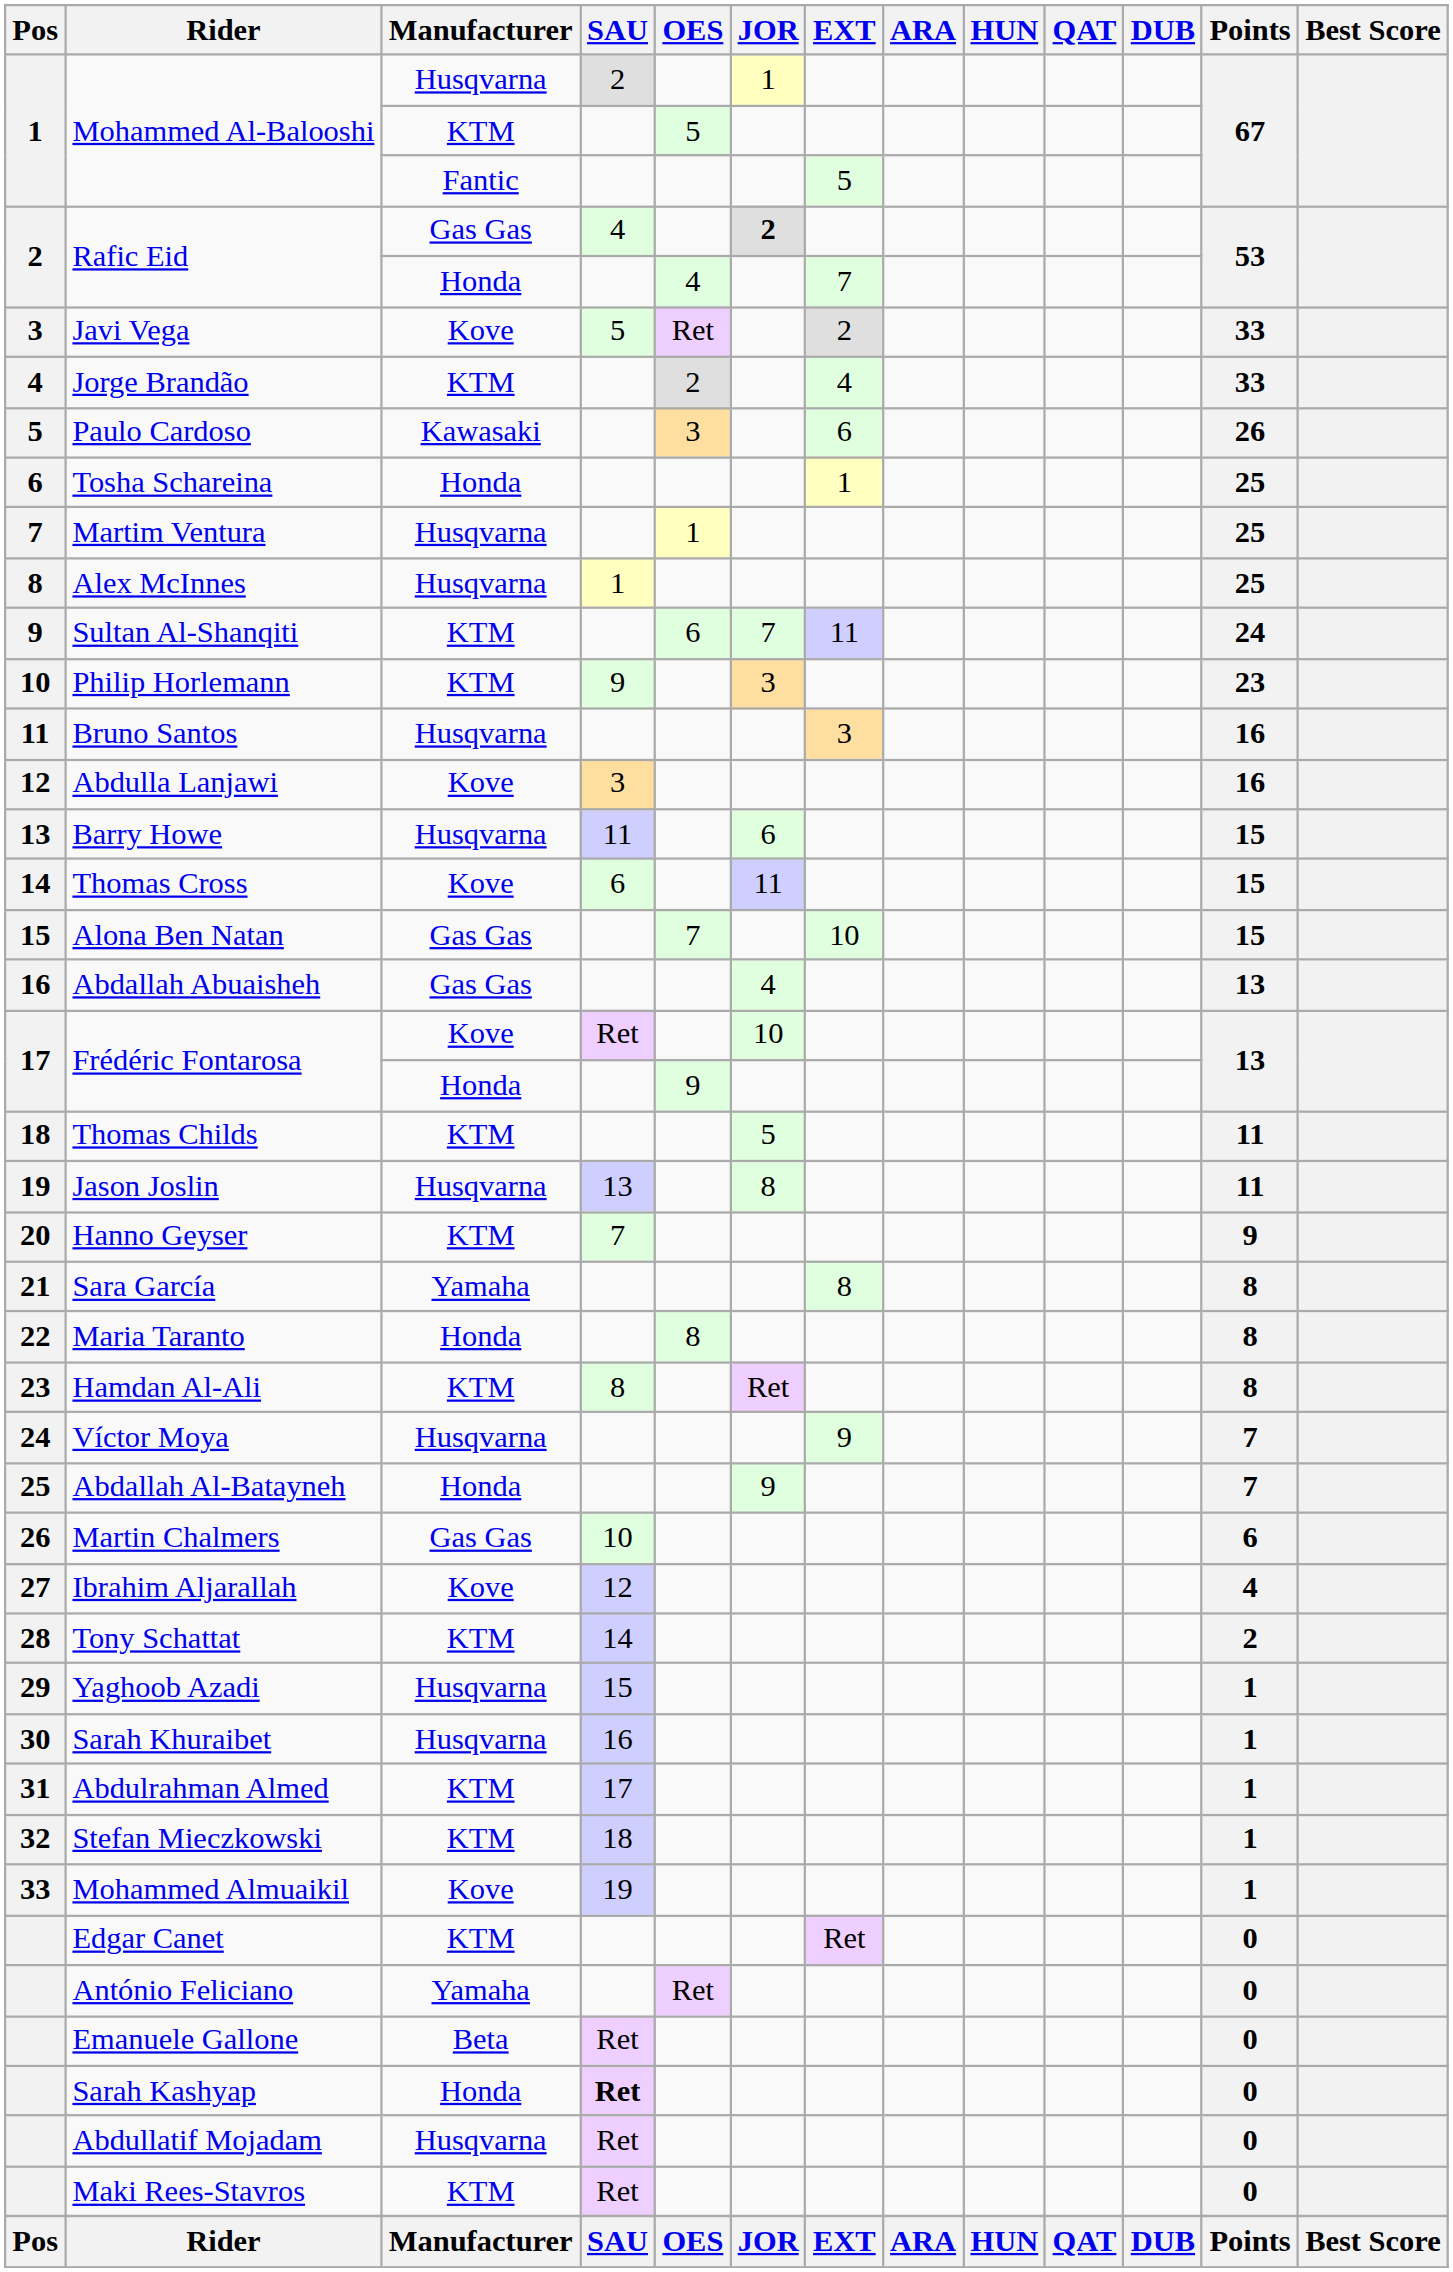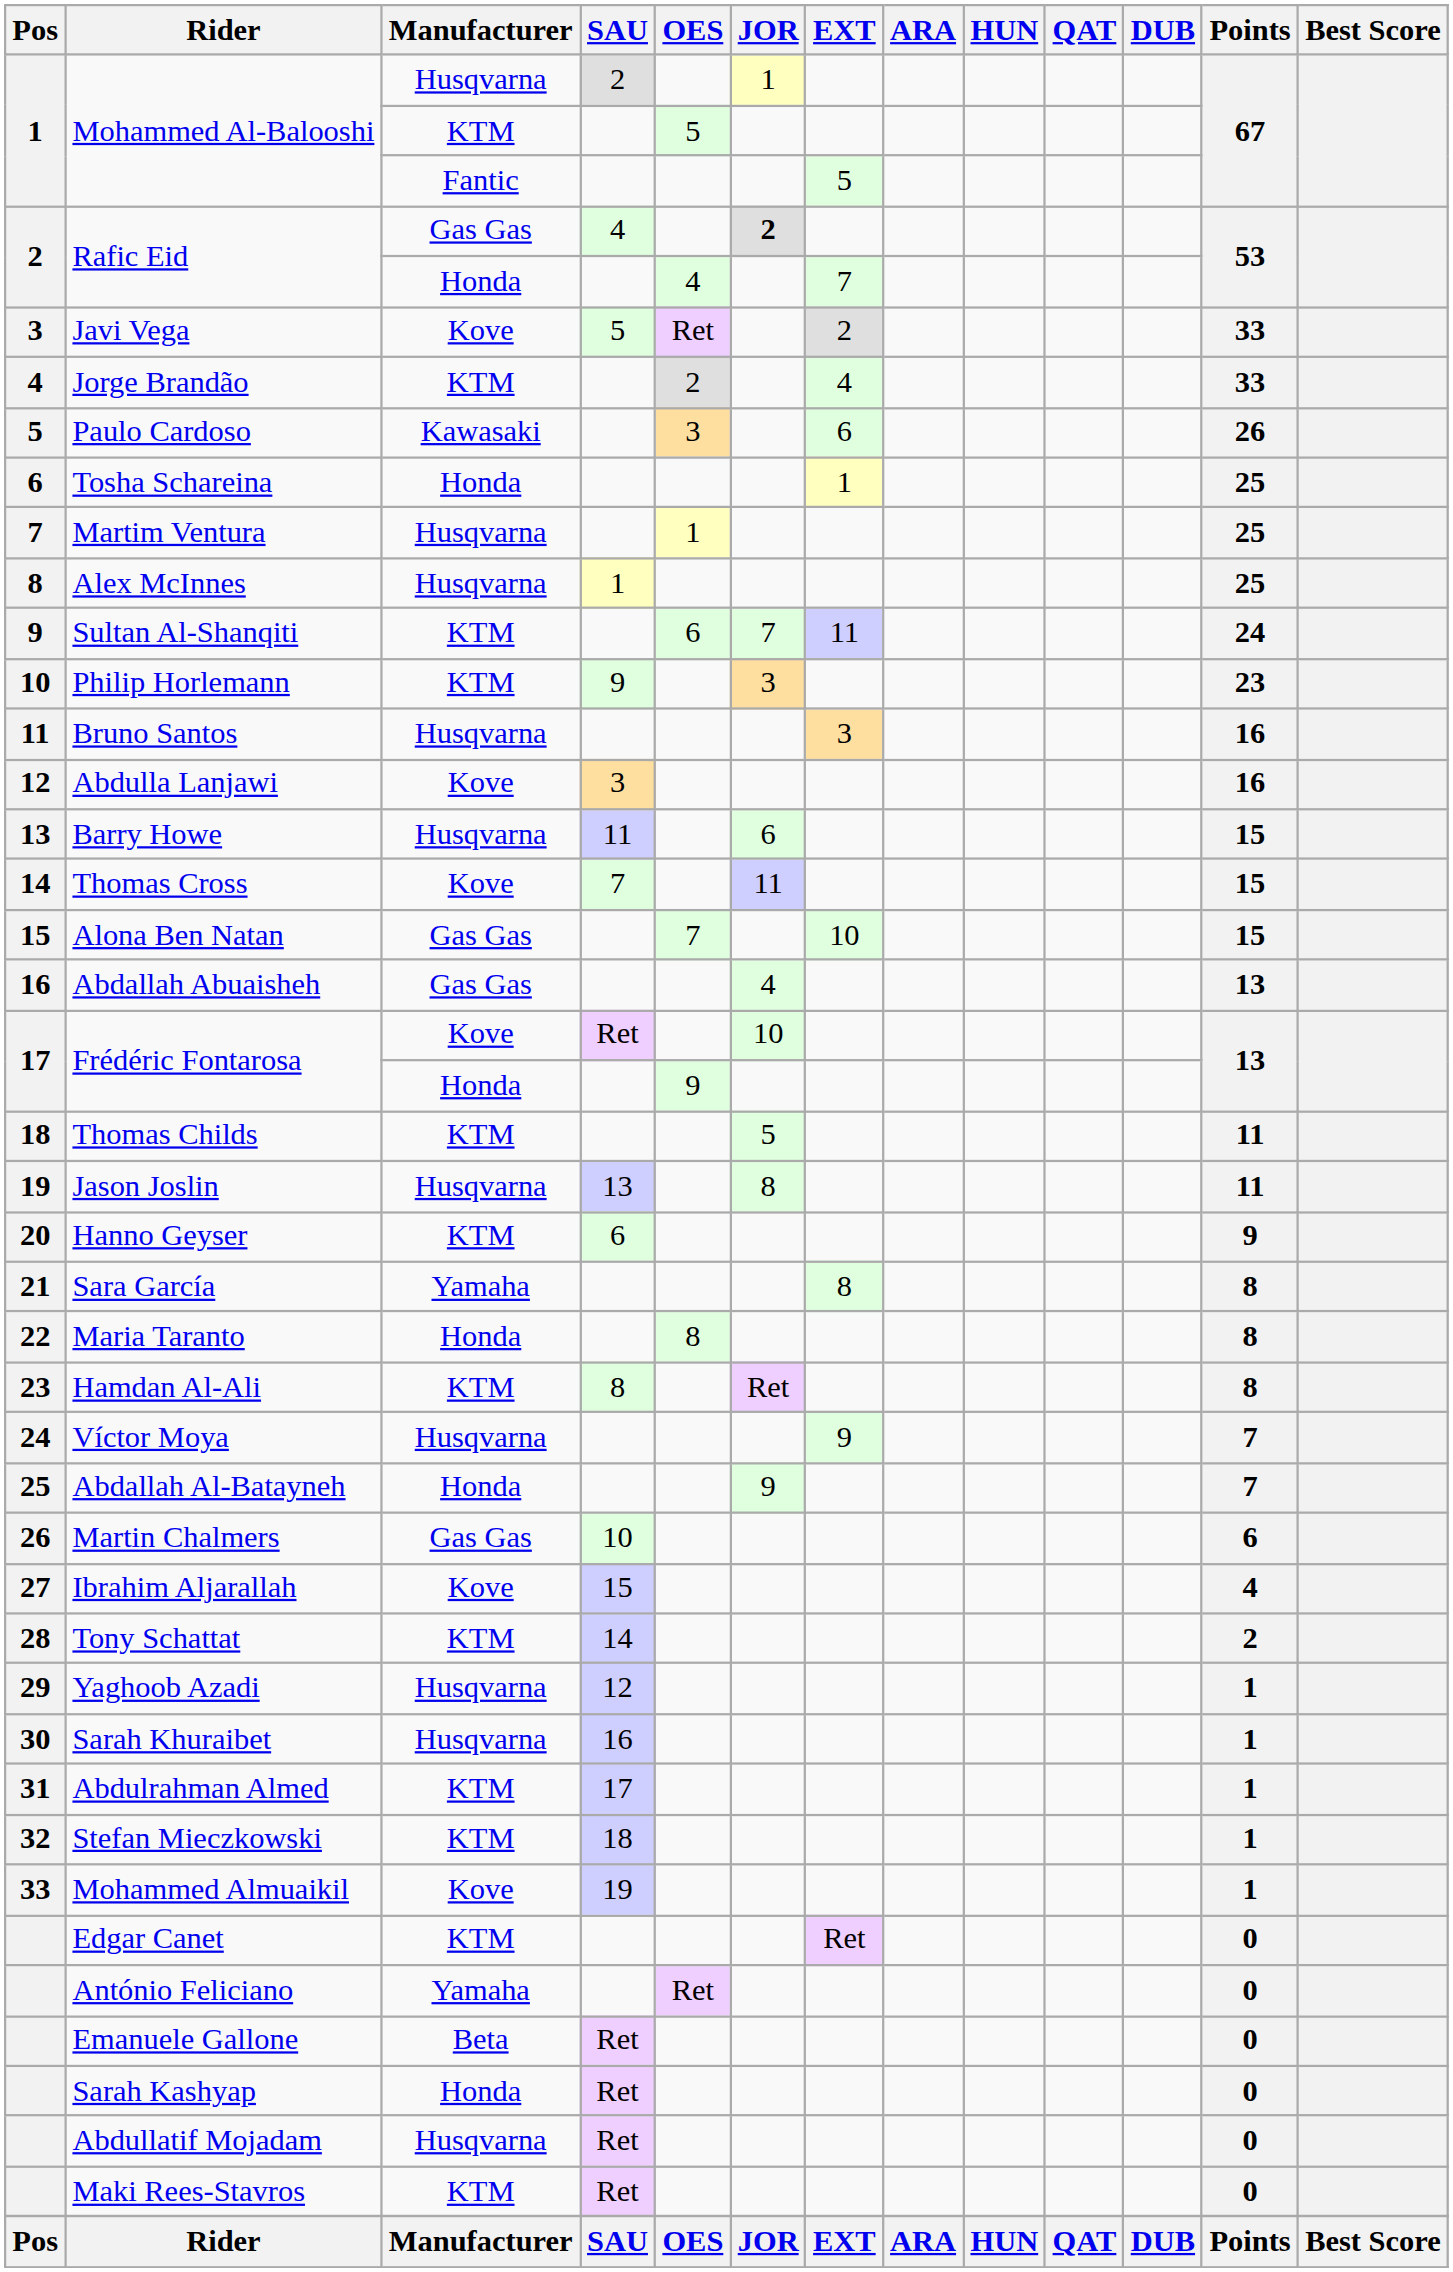(617, 883) 6 -> (617, 883) 7
(617, 1235) 7 -> (617, 1235) 6
(617, 1587) 12 -> (617, 1587) 15
(617, 1687) 15 -> (617, 1687) 12
(617, 2089) bold -> (617, 2089) normal
